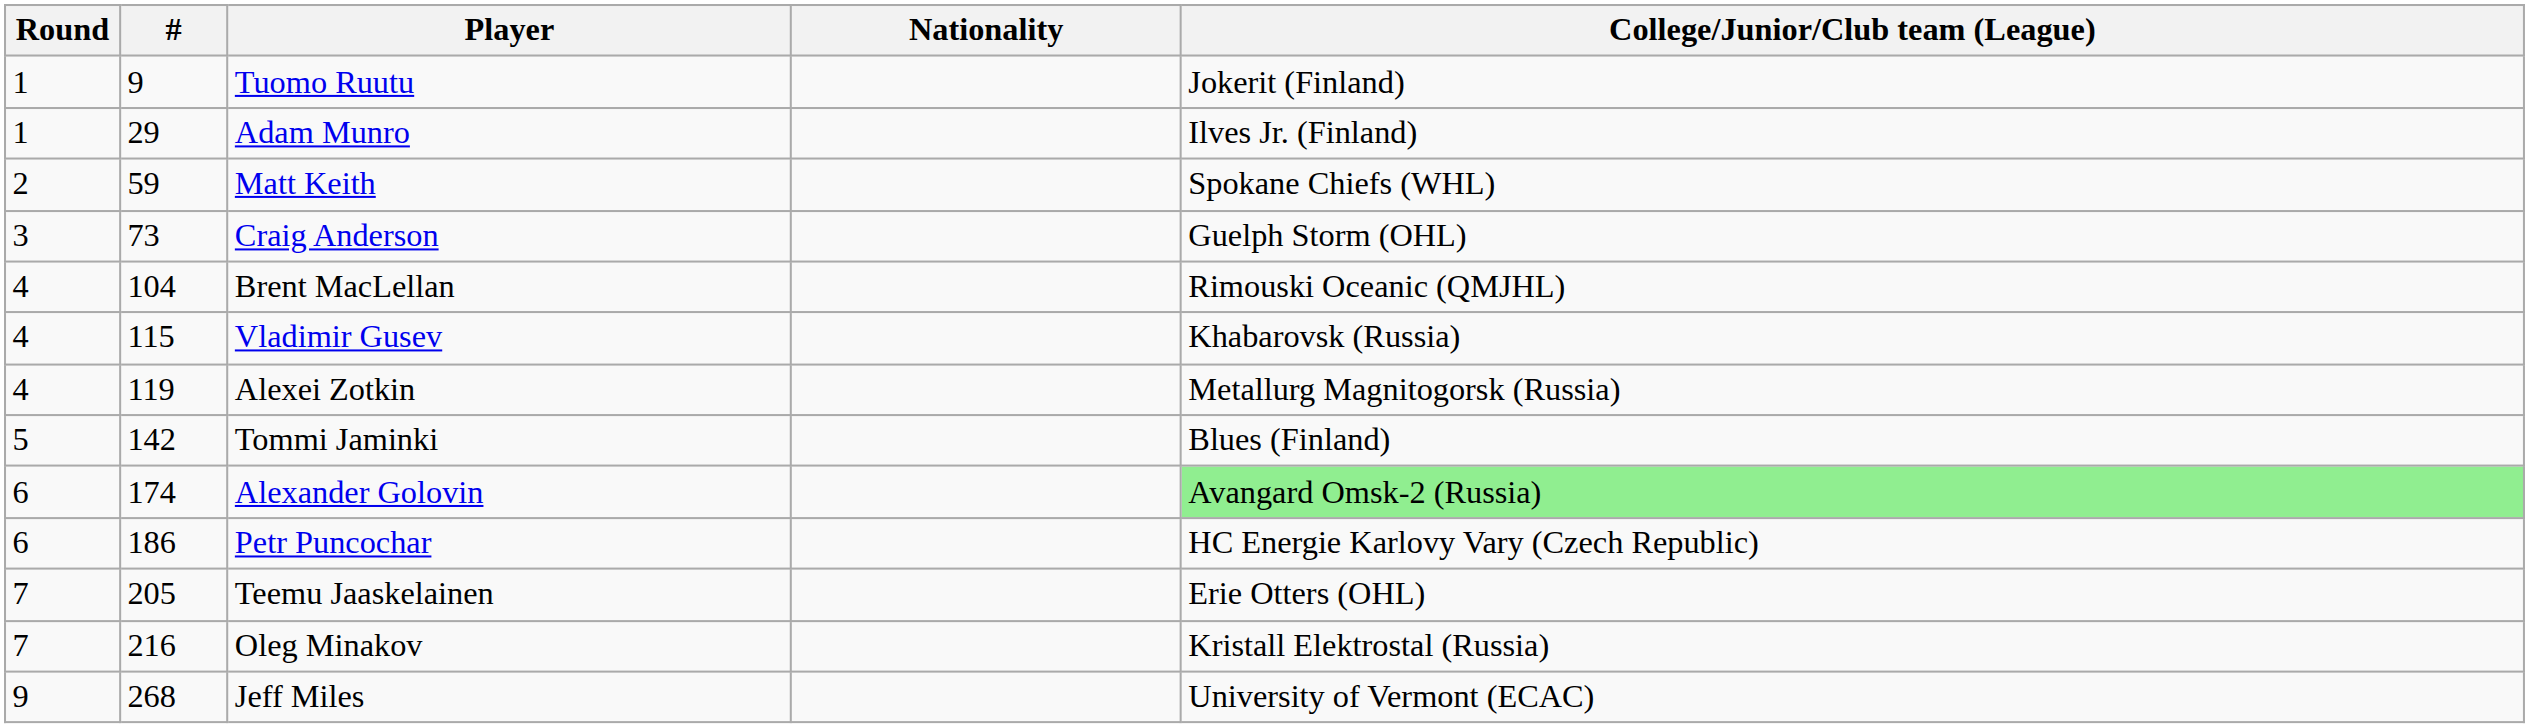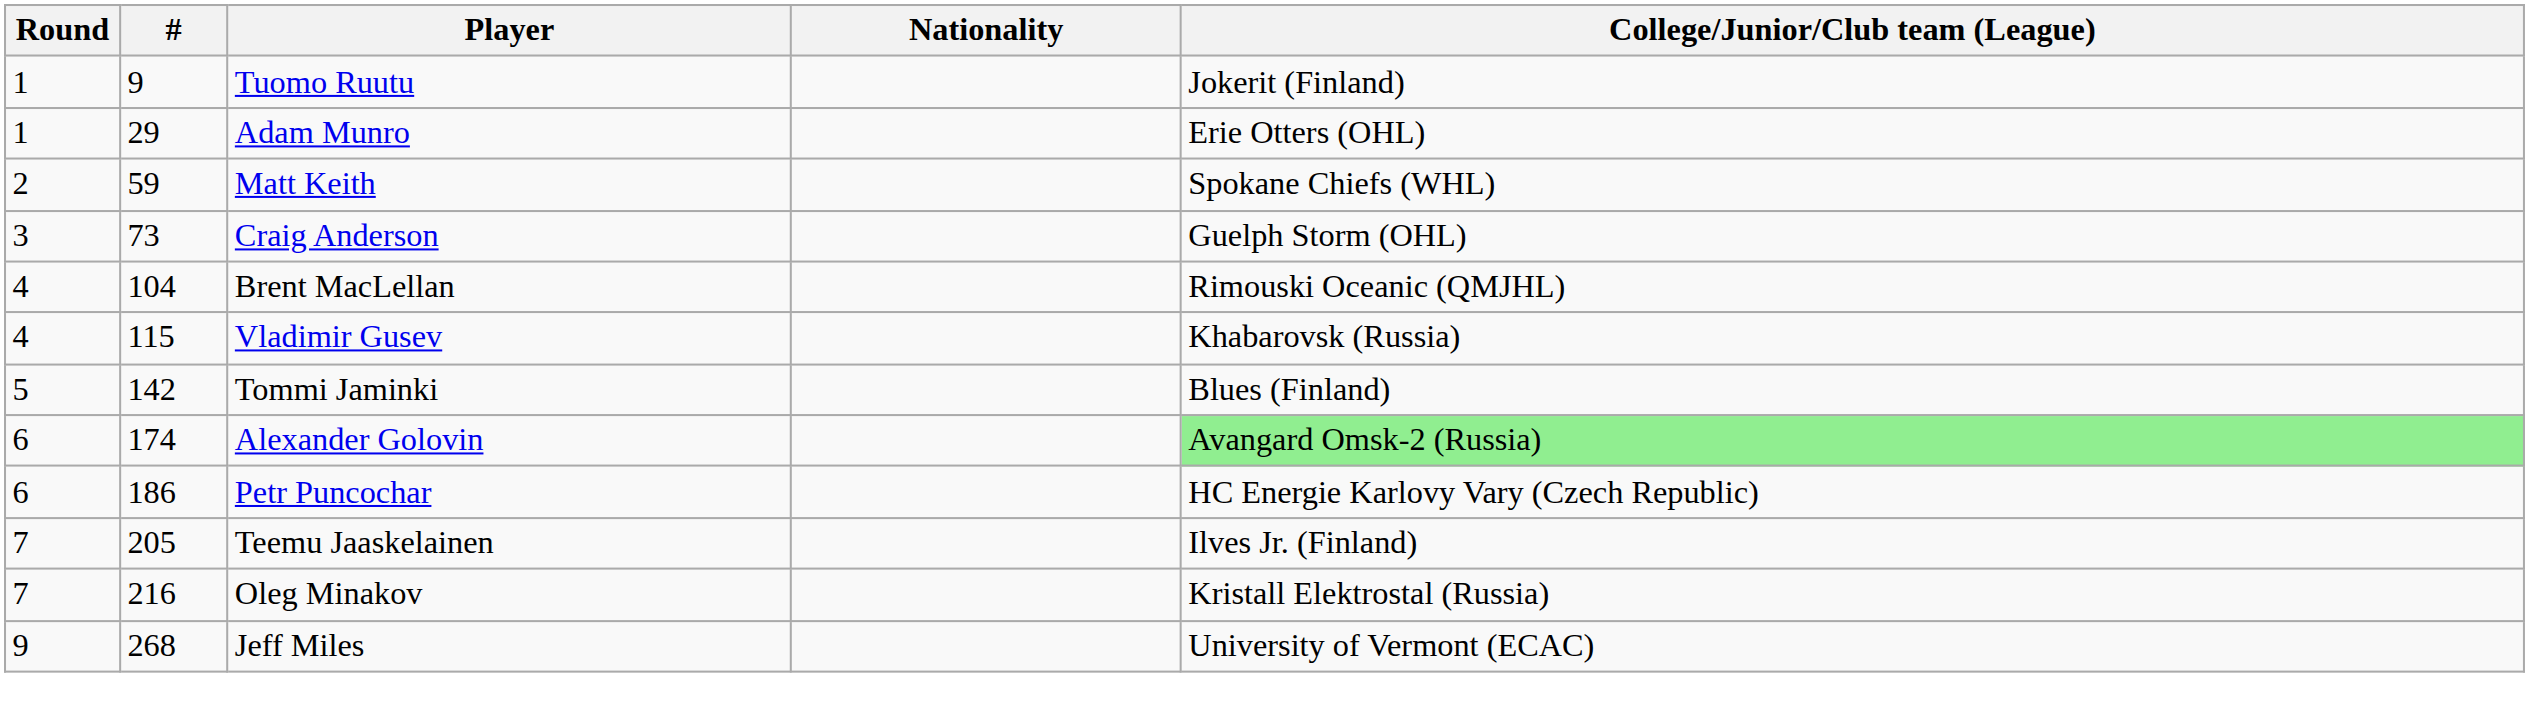(1303, 132) Ilves Jr. (Finland) -> (1307, 132) Erie Otters (OHL)
- row: (325, 388)
(1307, 593) Erie Otters (OHL) -> (1303, 542) Ilves Jr. (Finland)
